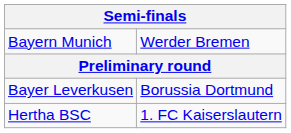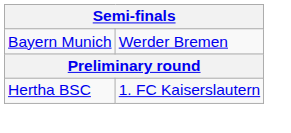- row: (71, 90)
